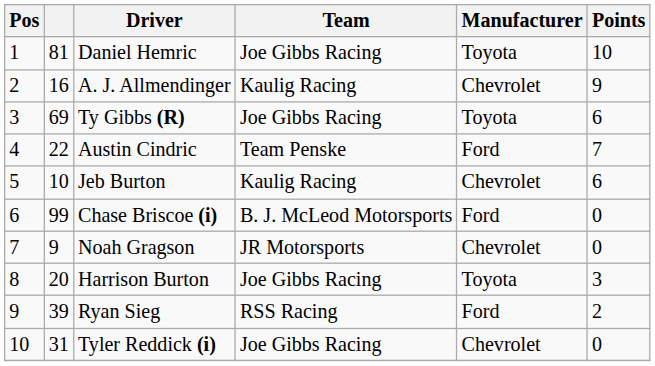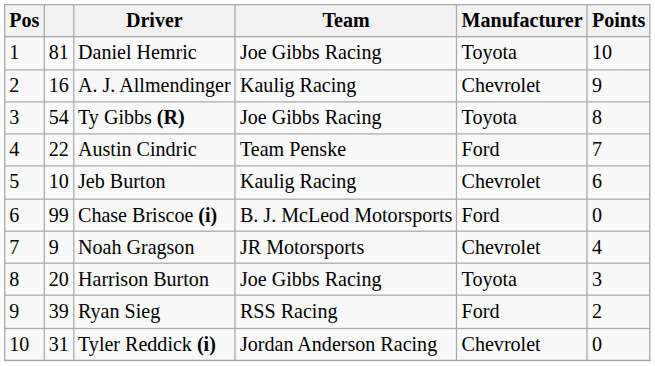(59, 117) 69 -> (59, 117) 54
(597, 117) 6 -> (597, 117) 8
(597, 246) 0 -> (597, 246) 4
(311, 343) Joe Gibbs Racing -> (339, 343) Jordan Anderson Racing
